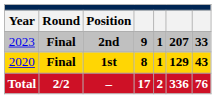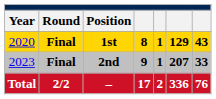rows swapped: (109, 62) <-> (109, 41)
